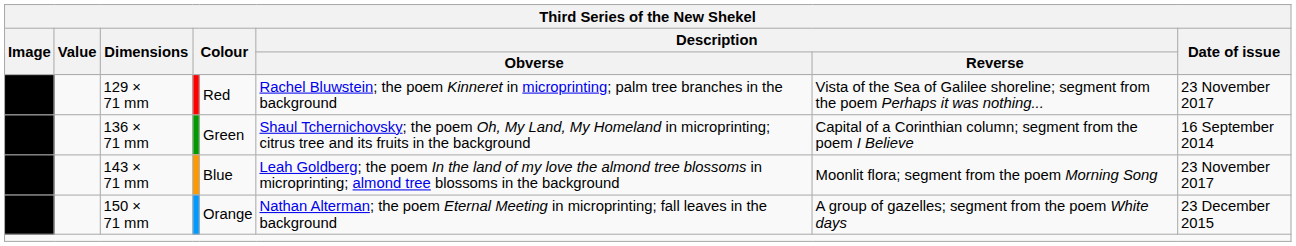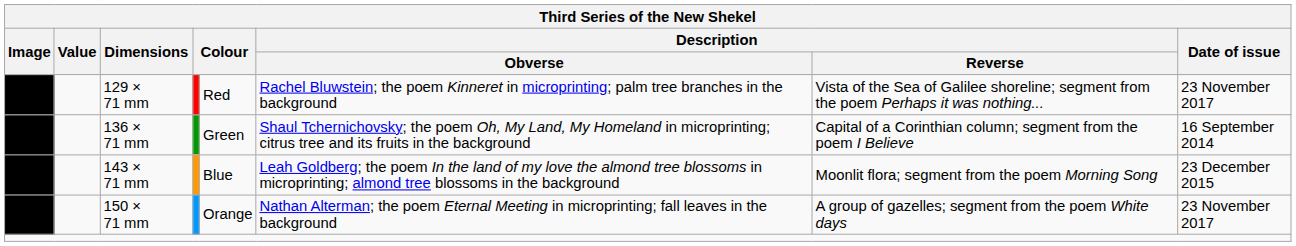(1225, 175) 23 November 2017 -> (1225, 175) 23 December 2015
(1225, 215) 23 December 2015 -> (1225, 215) 23 November 2017
